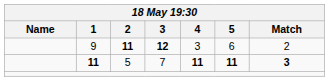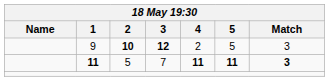(128, 46) 11 -> (128, 46) 10
(197, 46) 3 -> (198, 46) 2
(232, 46) 6 -> (232, 46) 5
(287, 46) 2 -> (287, 46) 3
